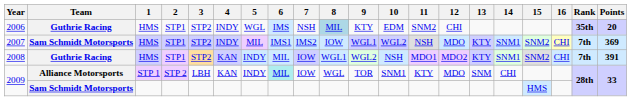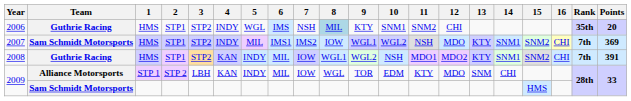(394, 27) EDM -> (394, 27) SNM1
(281, 73) paleturquoise background -> (281, 73) no background
(394, 73) SNM1 -> (394, 73) EDM
